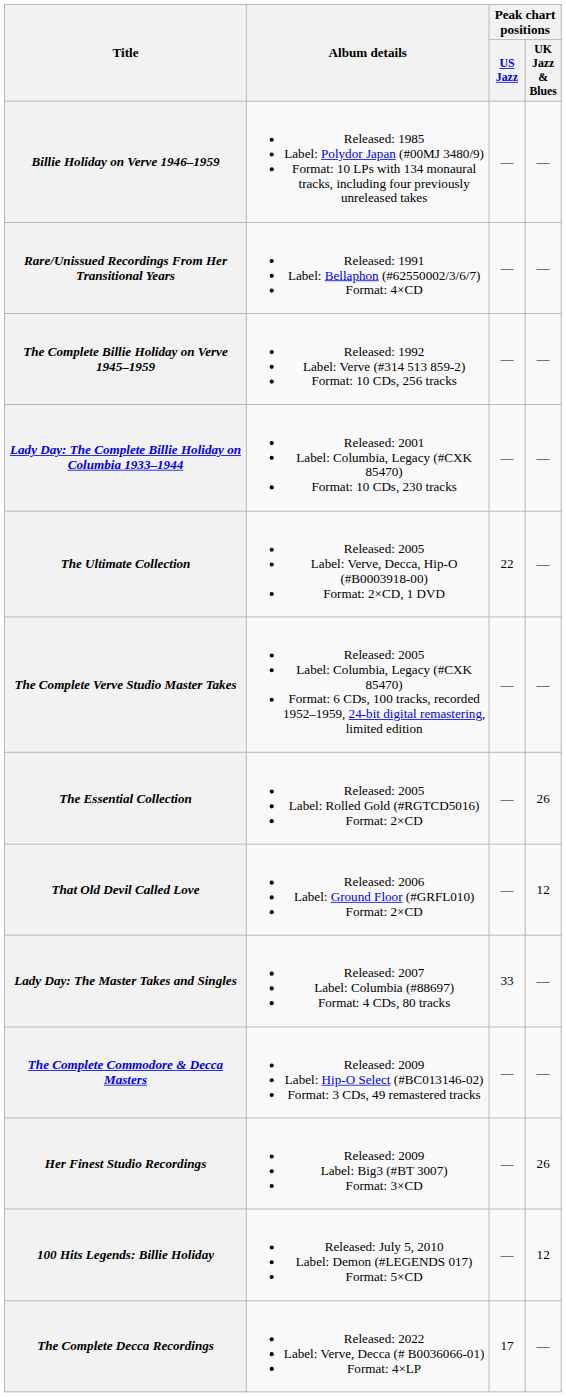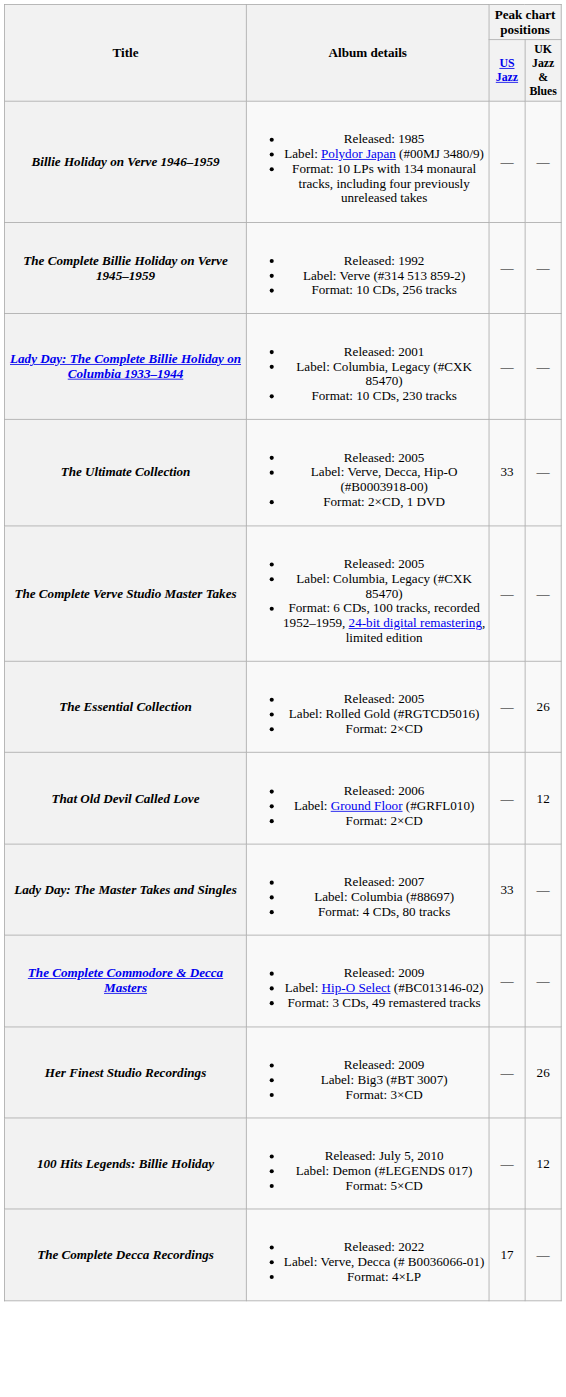- row: (126, 267)
(507, 563) 22 -> (507, 472) 33
